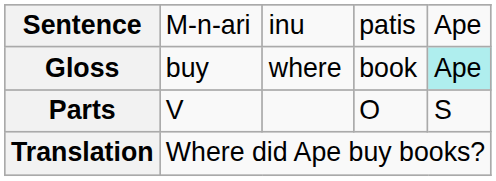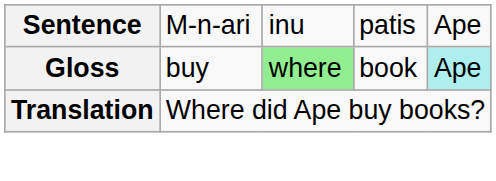(305, 68) no background -> (305, 68) lightgreen background
- row: (82, 110)
